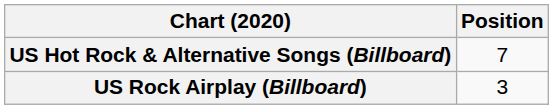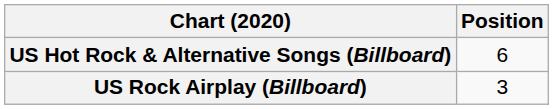(502, 54) 7 -> (502, 54) 6
